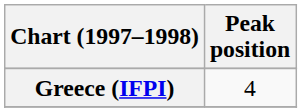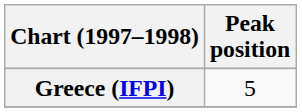(250, 87) 4 -> (250, 87) 5
